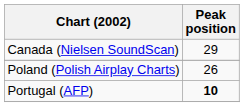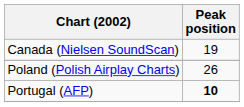(211, 49) 29 -> (211, 49) 19
